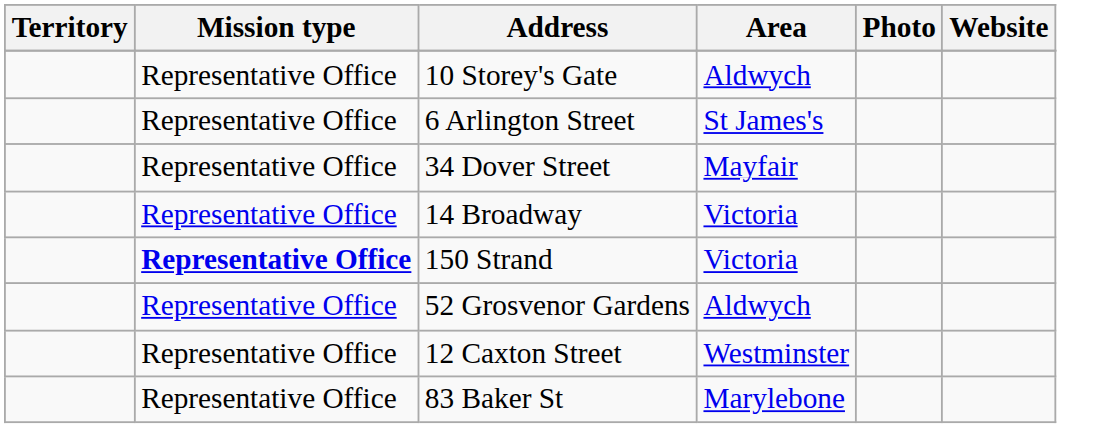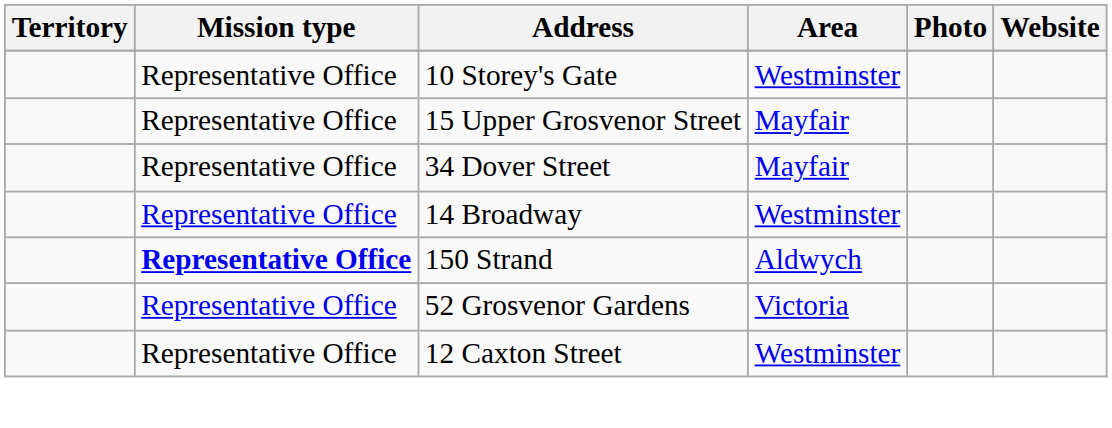(757, 74) Aldwych -> (828, 74) Westminster
- row: (530, 120)
+ row: (583, 120)
(751, 213) Victoria -> (828, 213) Westminster
(751, 259) Victoria -> (808, 259) Aldwych
(757, 306) Aldwych -> (802, 306) Victoria
- row: (494, 399)
